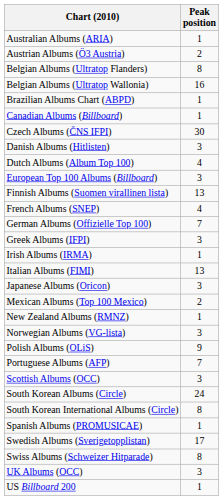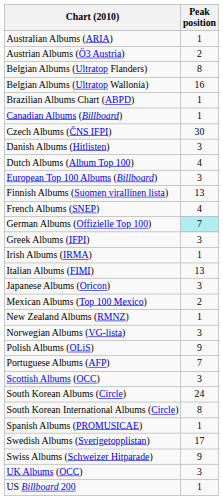(199, 224) no background -> (199, 224) paleturquoise background
(199, 456) 8 -> (199, 456) 9
